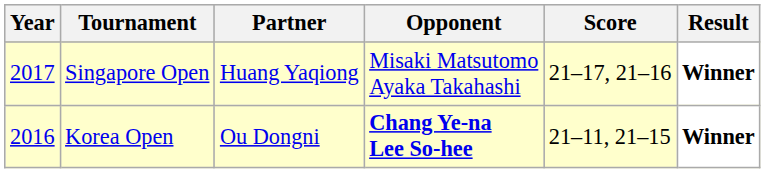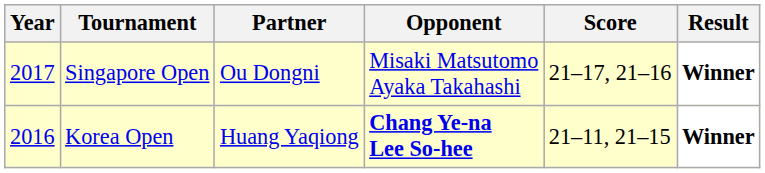(289, 73) Huang Yaqiong -> (270, 73) Ou Dongni
(270, 136) Ou Dongni -> (289, 136) Huang Yaqiong
